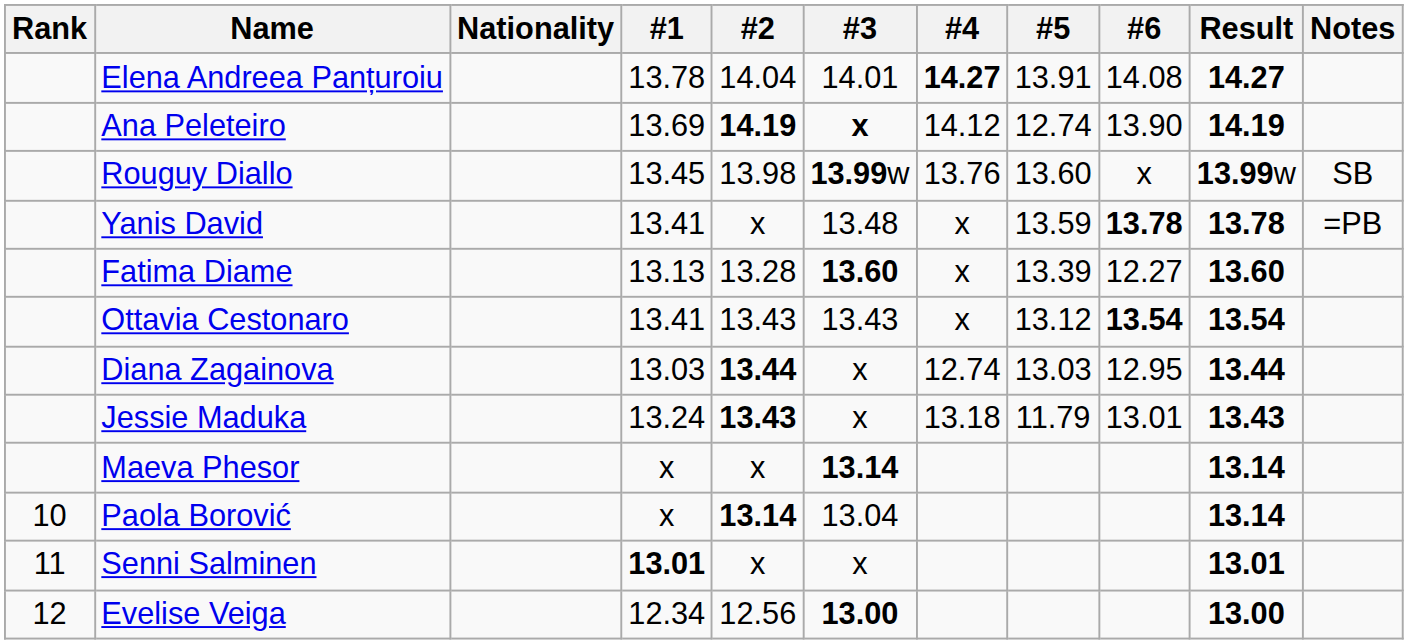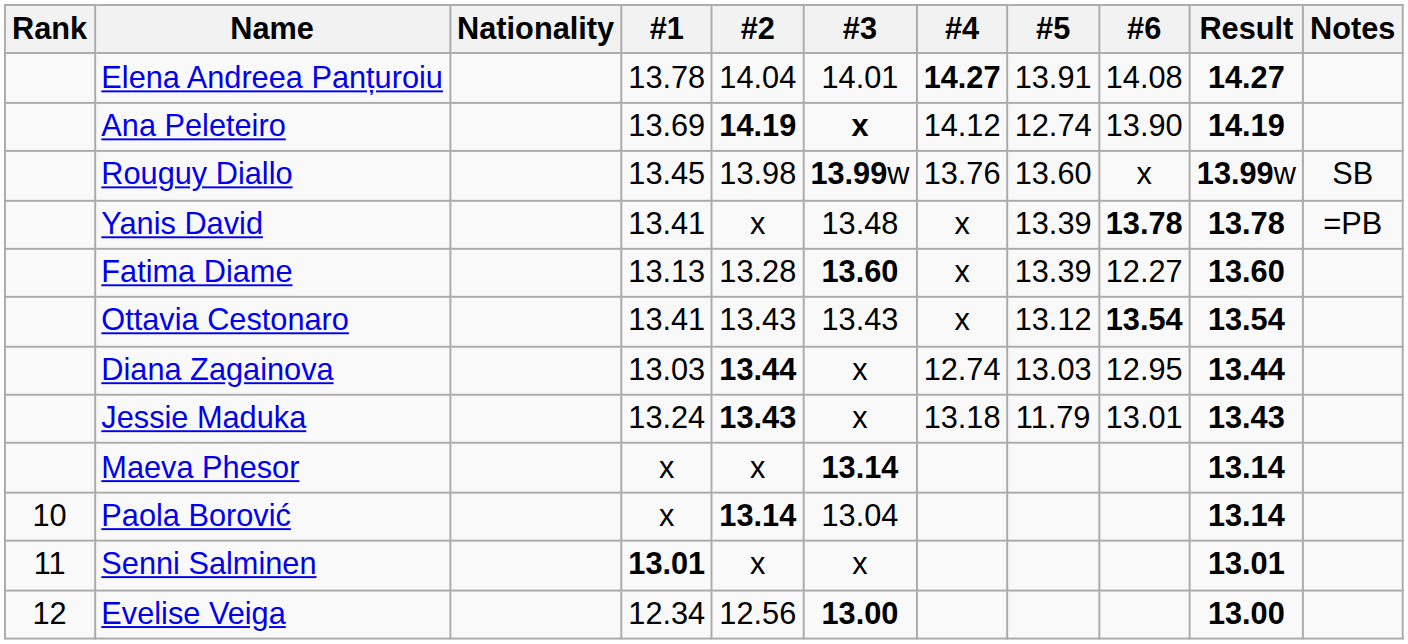(1053, 223) 13.59 -> (1053, 223) 13.39
